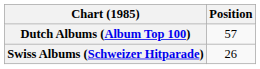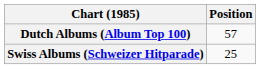(231, 53) 26 -> (231, 53) 25
